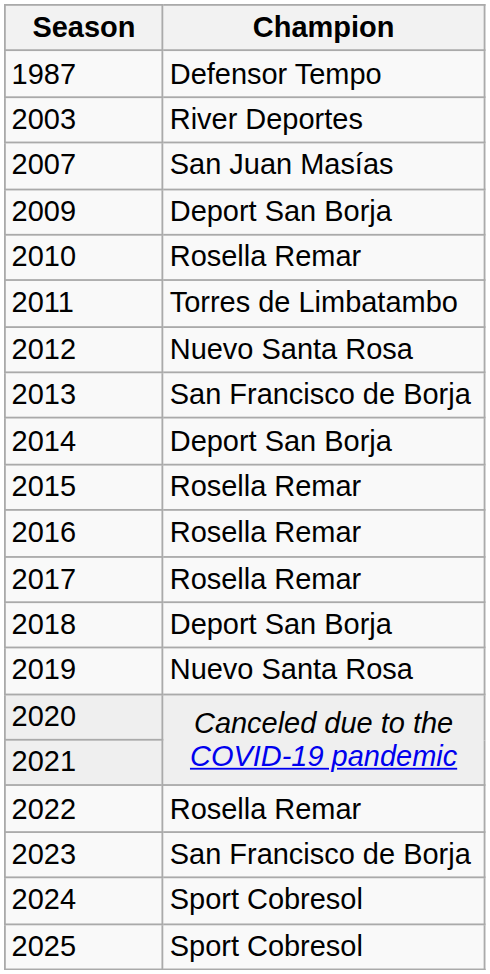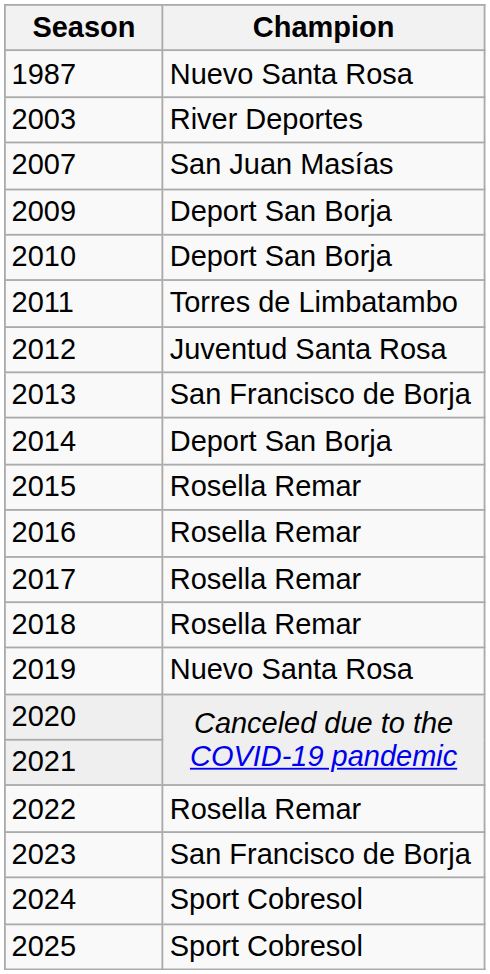(276, 73) Defensor Tempo -> (291, 73) Nuevo Santa Rosa
(265, 257) Rosella Remar -> (281, 257) Deport San Borja
(291, 348) Nuevo Santa Rosa -> (308, 348) Juventud Santa Rosa
(281, 624) Deport San Borja -> (265, 624) Rosella Remar
